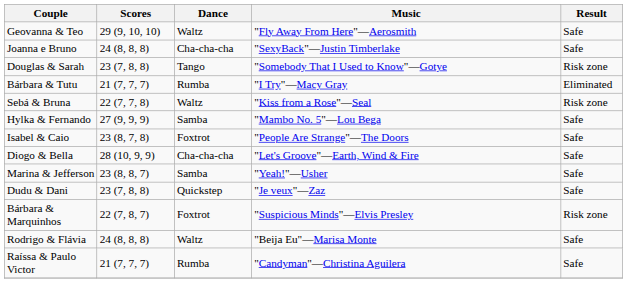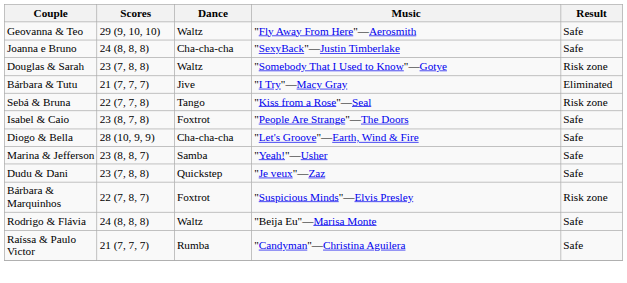(191, 66) Tango -> (190, 66) Waltz
(193, 84) Rumba -> (186, 84) Jive
(190, 102) Waltz -> (191, 102) Tango
- row: (49, 119)
